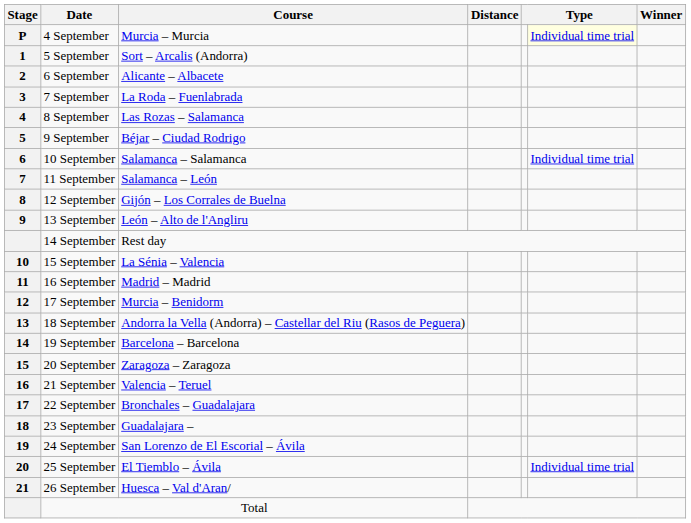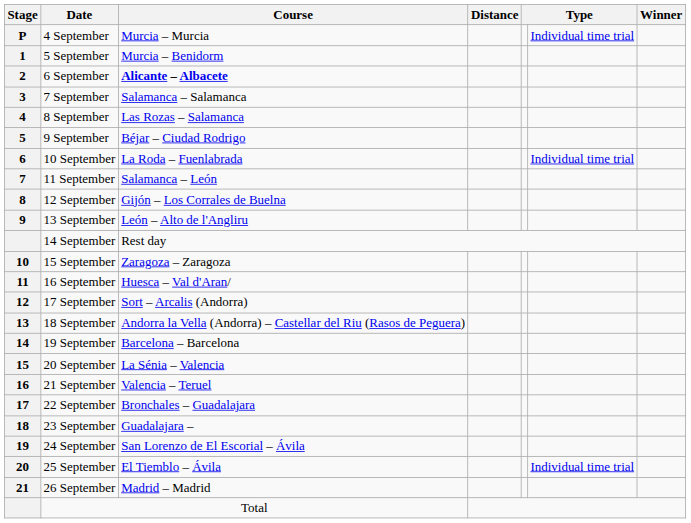(582, 35) lightyellow background -> (582, 35) no background
(184, 55) Sort – Arcalis (Andorra) -> (172, 55) Murcia – Benidorm
(172, 76) normal -> (174, 76) bold
(182, 96) La Roda – Fuenlabrada -> (184, 96) Salamanca – Salamanca
(184, 158) Salamanca – Salamanca -> (182, 158) La Roda – Fuenlabrada
(173, 261) La Sénia – Valencia -> (176, 261) Zaragoza – Zaragoza
(166, 281) Madrid – Madrid -> (176, 281) Huesca – Val d'Aran/
(172, 302) Murcia – Benidorm -> (184, 302) Sort – Arcalis (Andorra)
(176, 364) Zaragoza – Zaragoza -> (173, 364) La Sénia – Valencia
(176, 487) Huesca – Val d'Aran/ -> (166, 487) Madrid – Madrid
